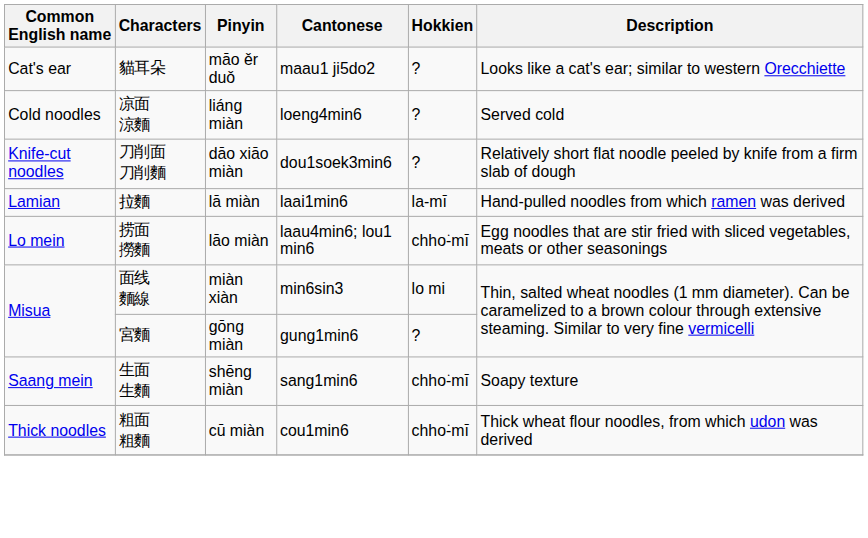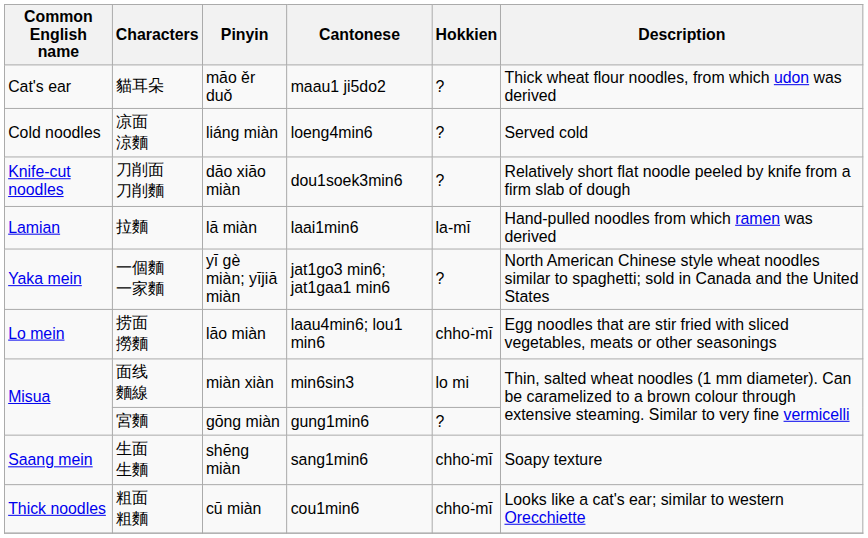(663, 68) Looks like a cat's ear; similar to western Orecchiette -> (673, 86) Thick wheat flour noodles, from which udon was derived
+ row: (140, 278)
(649, 430) Thick wheat flour noodles, from which udon was derived -> (644, 508) Looks like a cat's ear; similar to western Orecchiette
